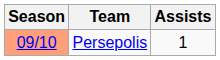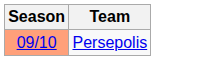- column: (183, 17)
